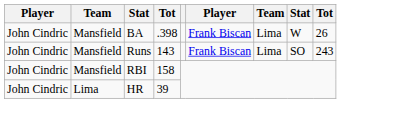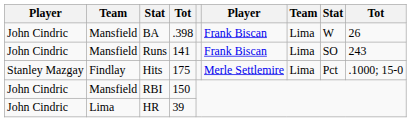(166, 51) 143 -> (181, 51) 141
+ row: (153, 70)
(166, 70) 158 -> (181, 88) 150
